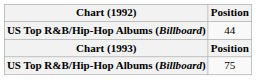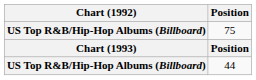rows swapped: (230, 65) <-> (230, 30)
